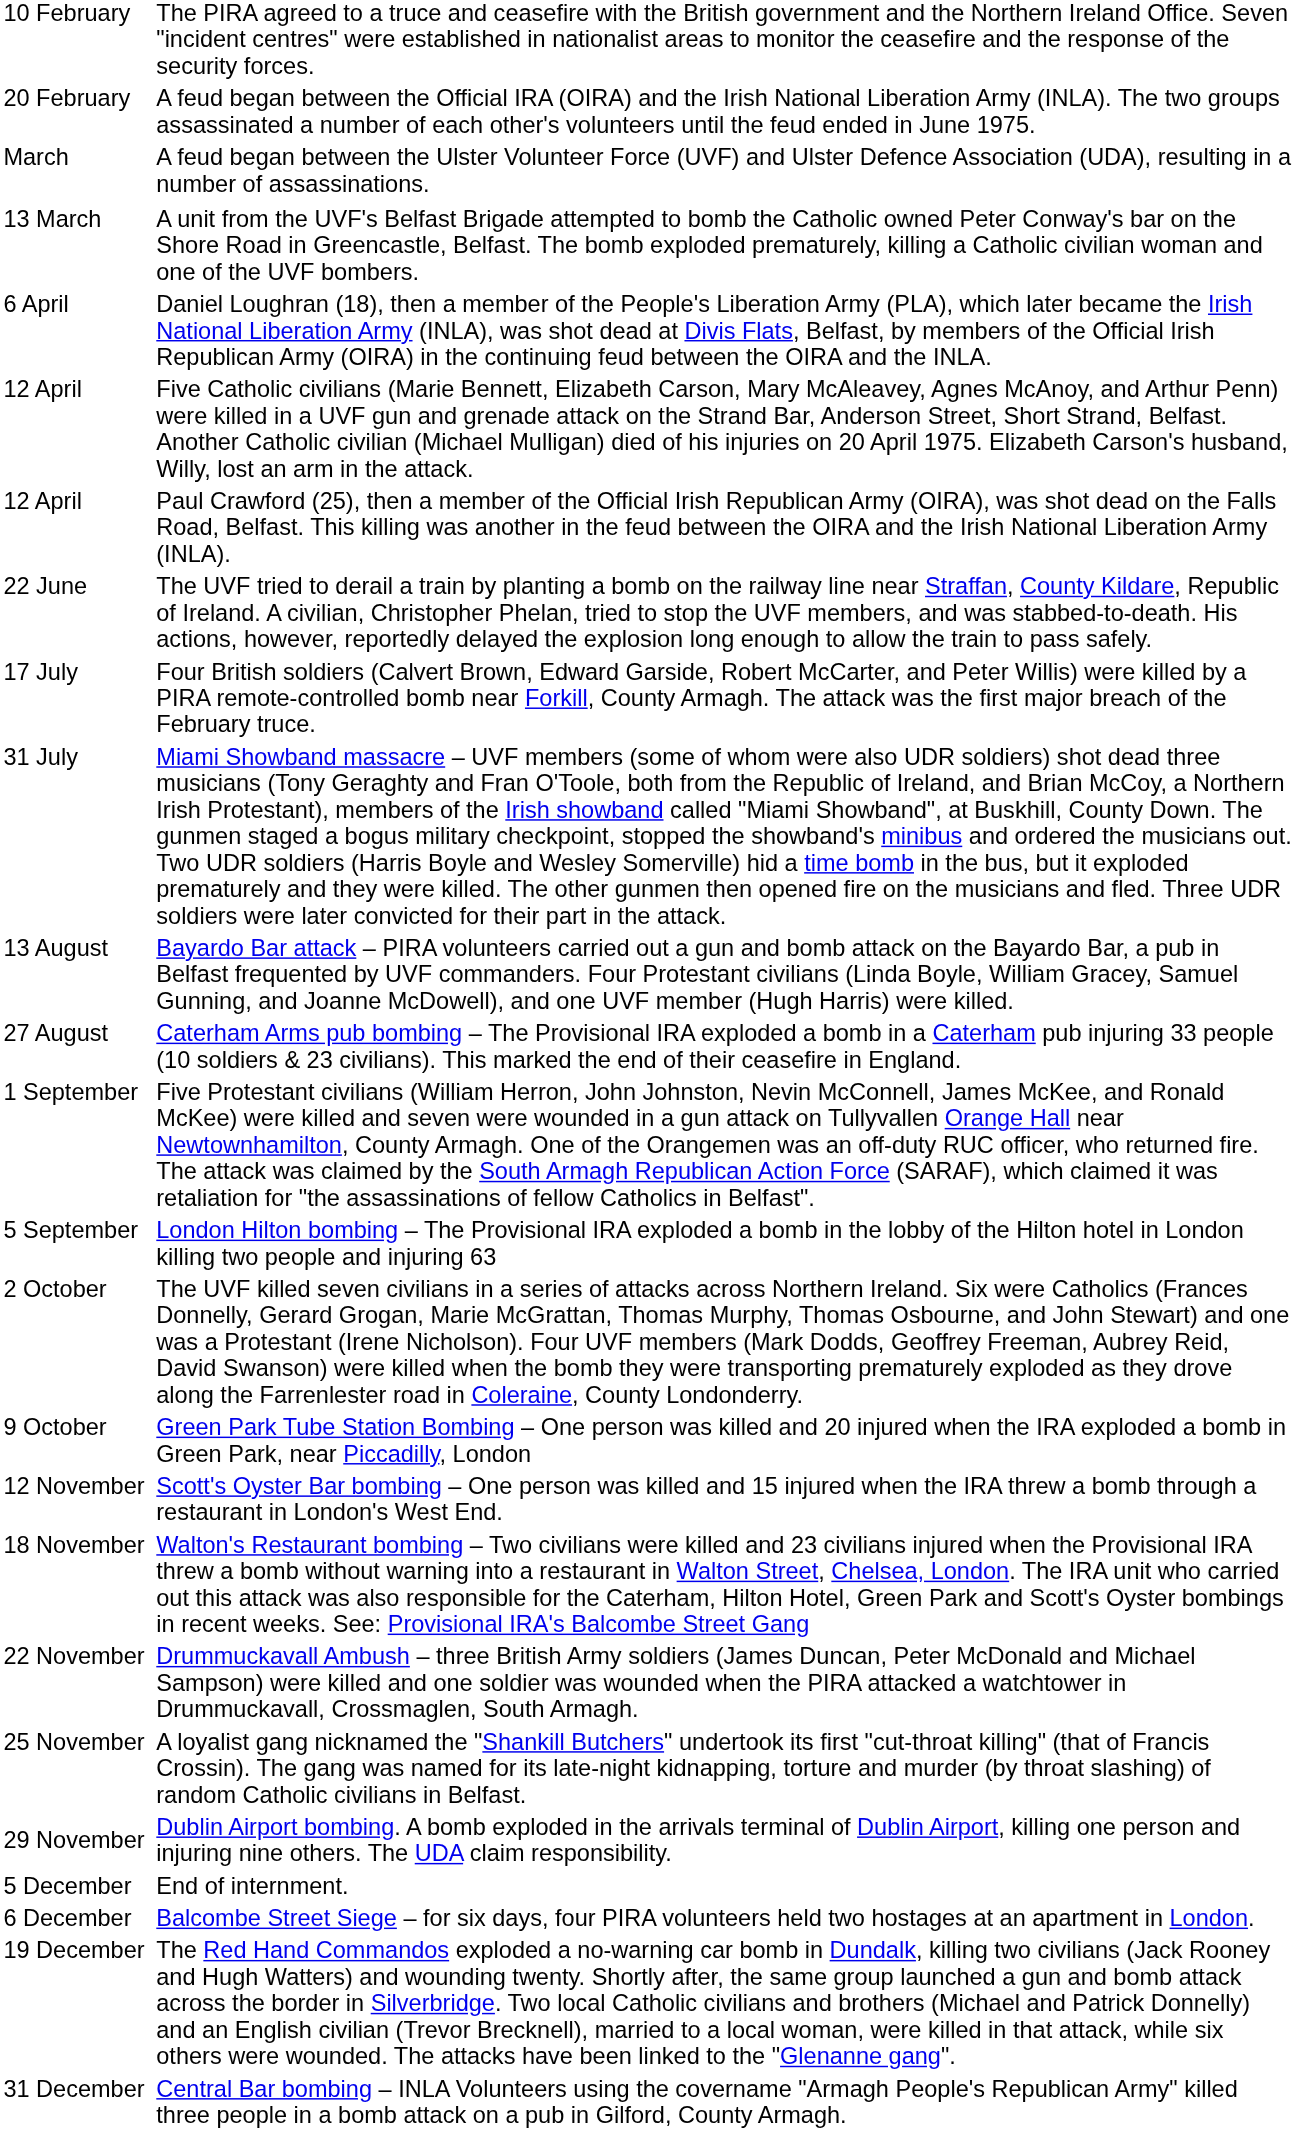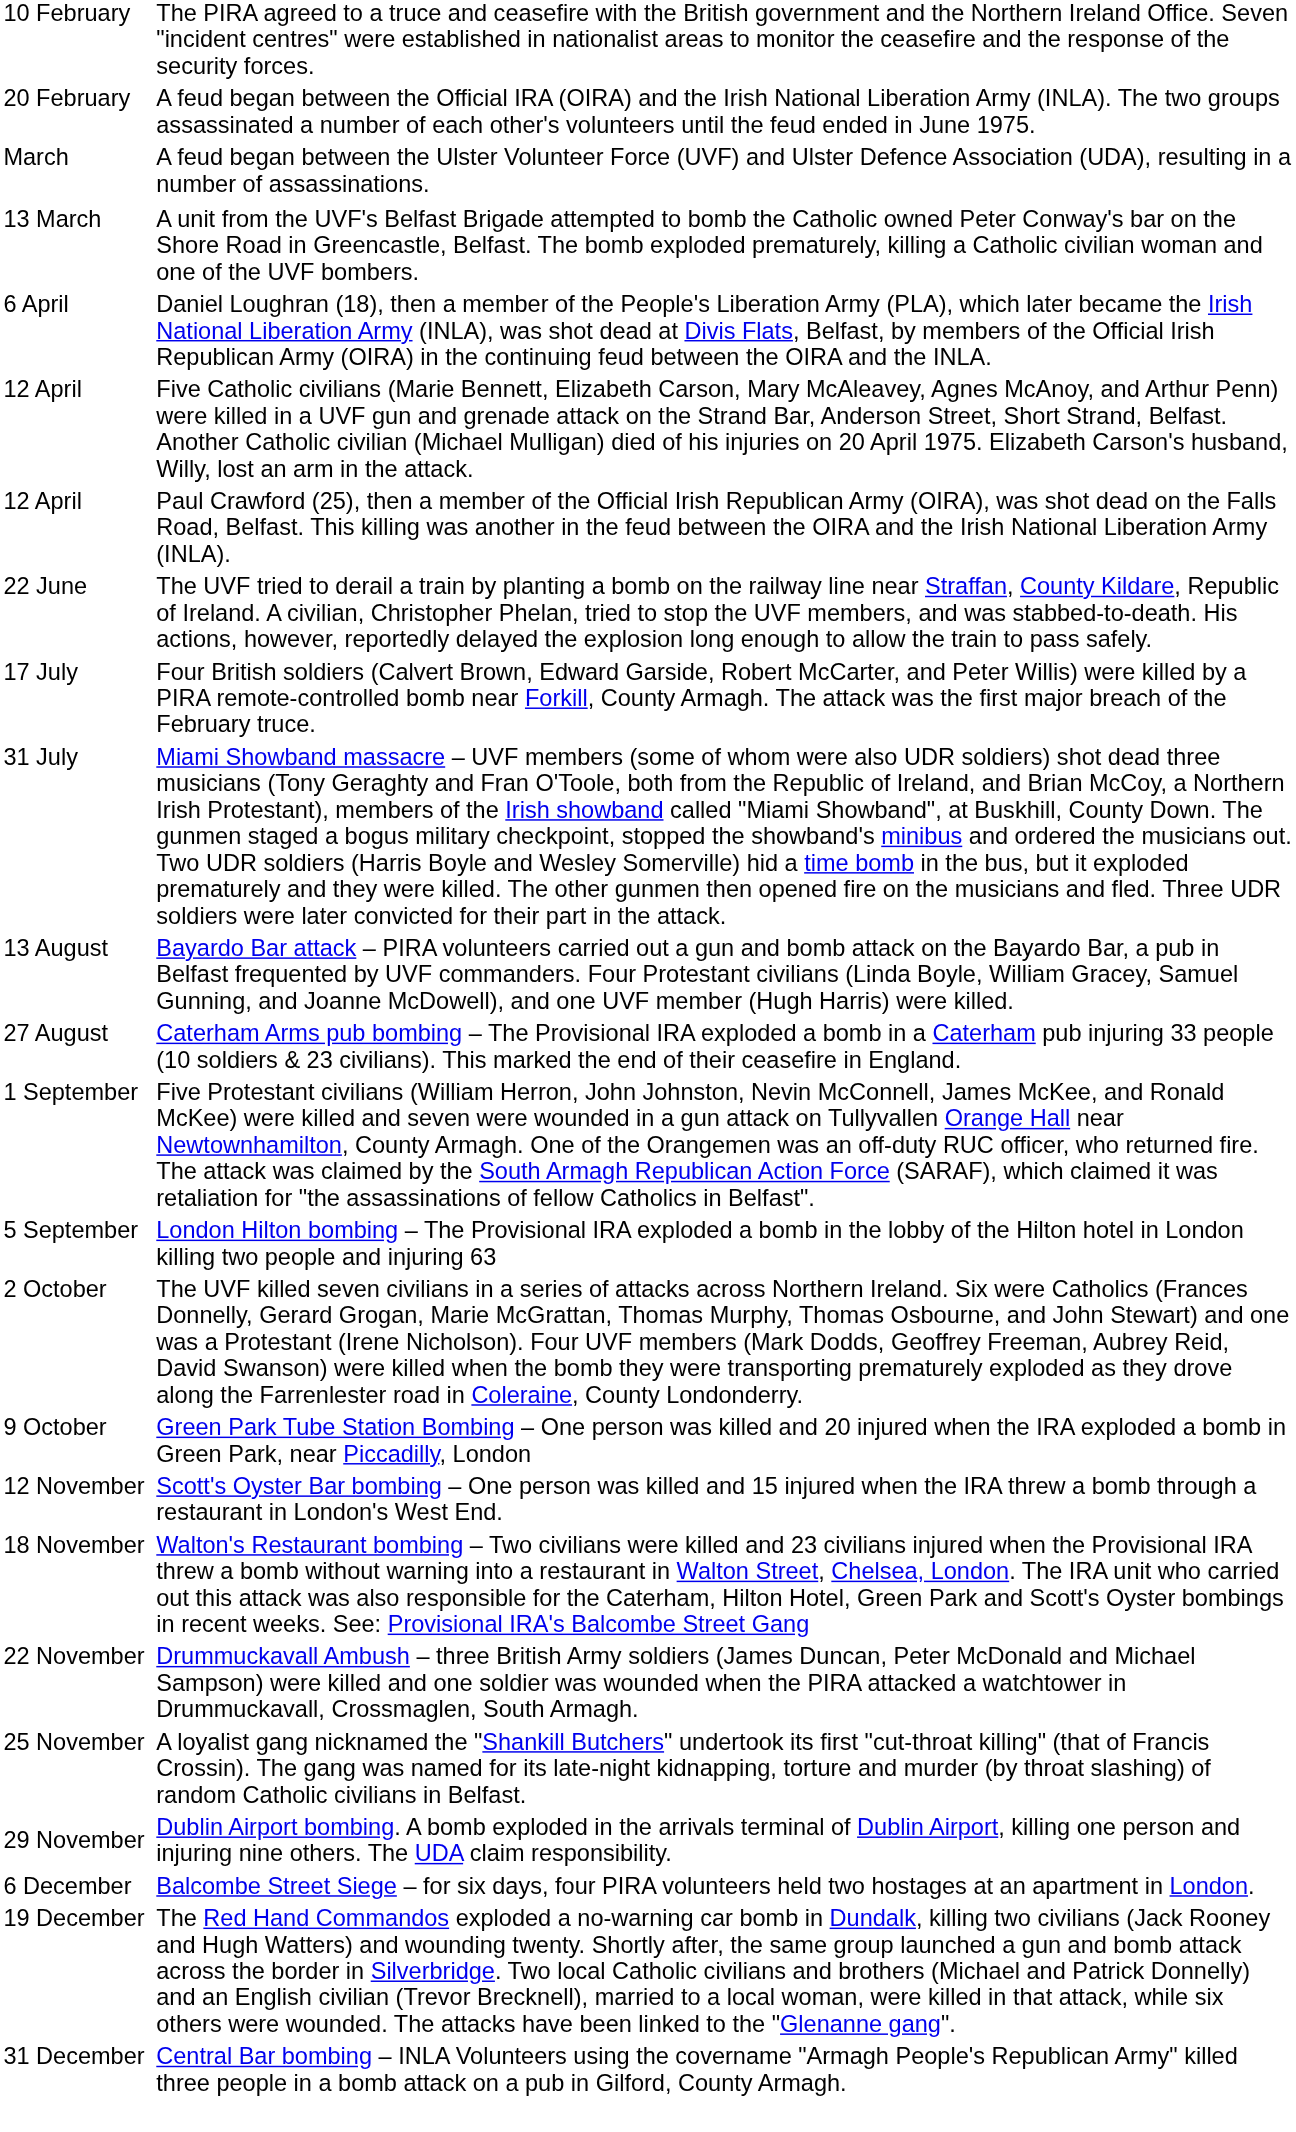- row: (252, 1886)
